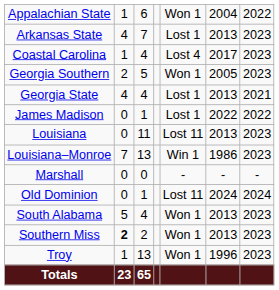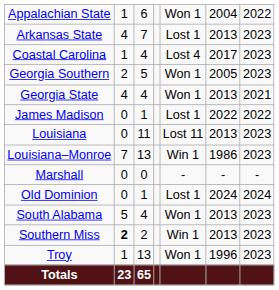(183, 94) Lost 1 -> (183, 94) Won 1
(183, 194) Lost 11 -> (183, 194) Lost 1
(183, 235) Won 1 -> (183, 235) Win 1
